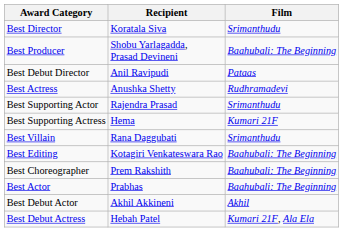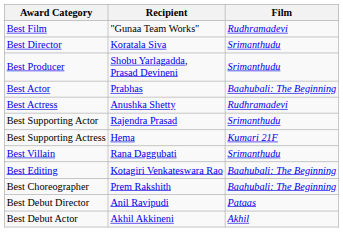+ row: (27, 28)
(282, 50) Baahubali: The Beginning -> (254, 67) Srimanthudu
rows swapped: (28, 186) <-> (48, 72)
- row: (46, 219)
